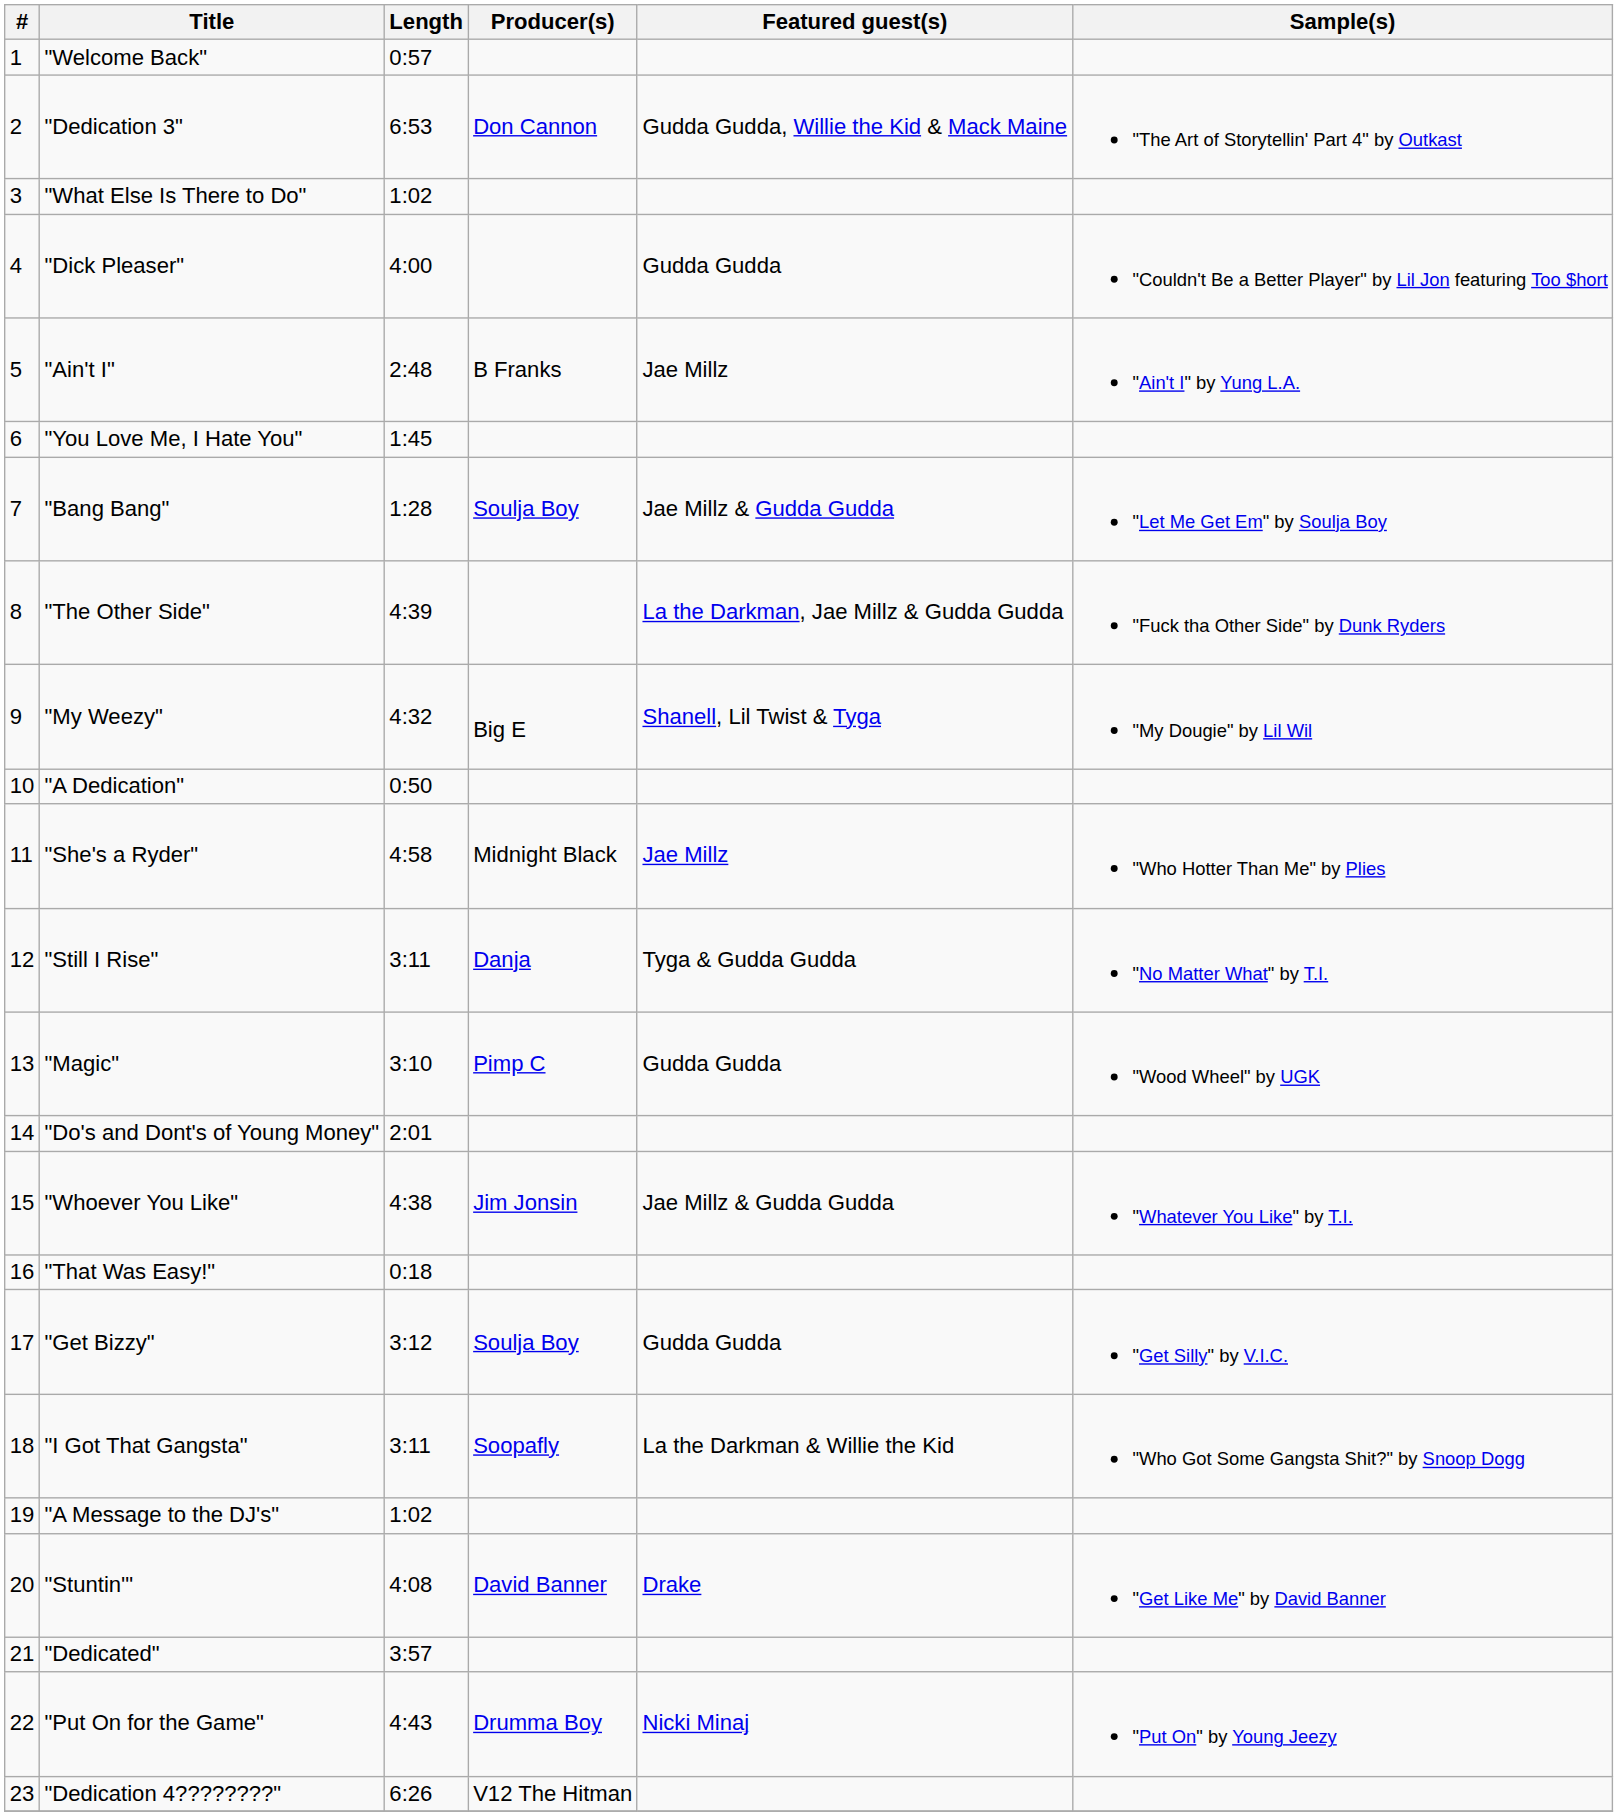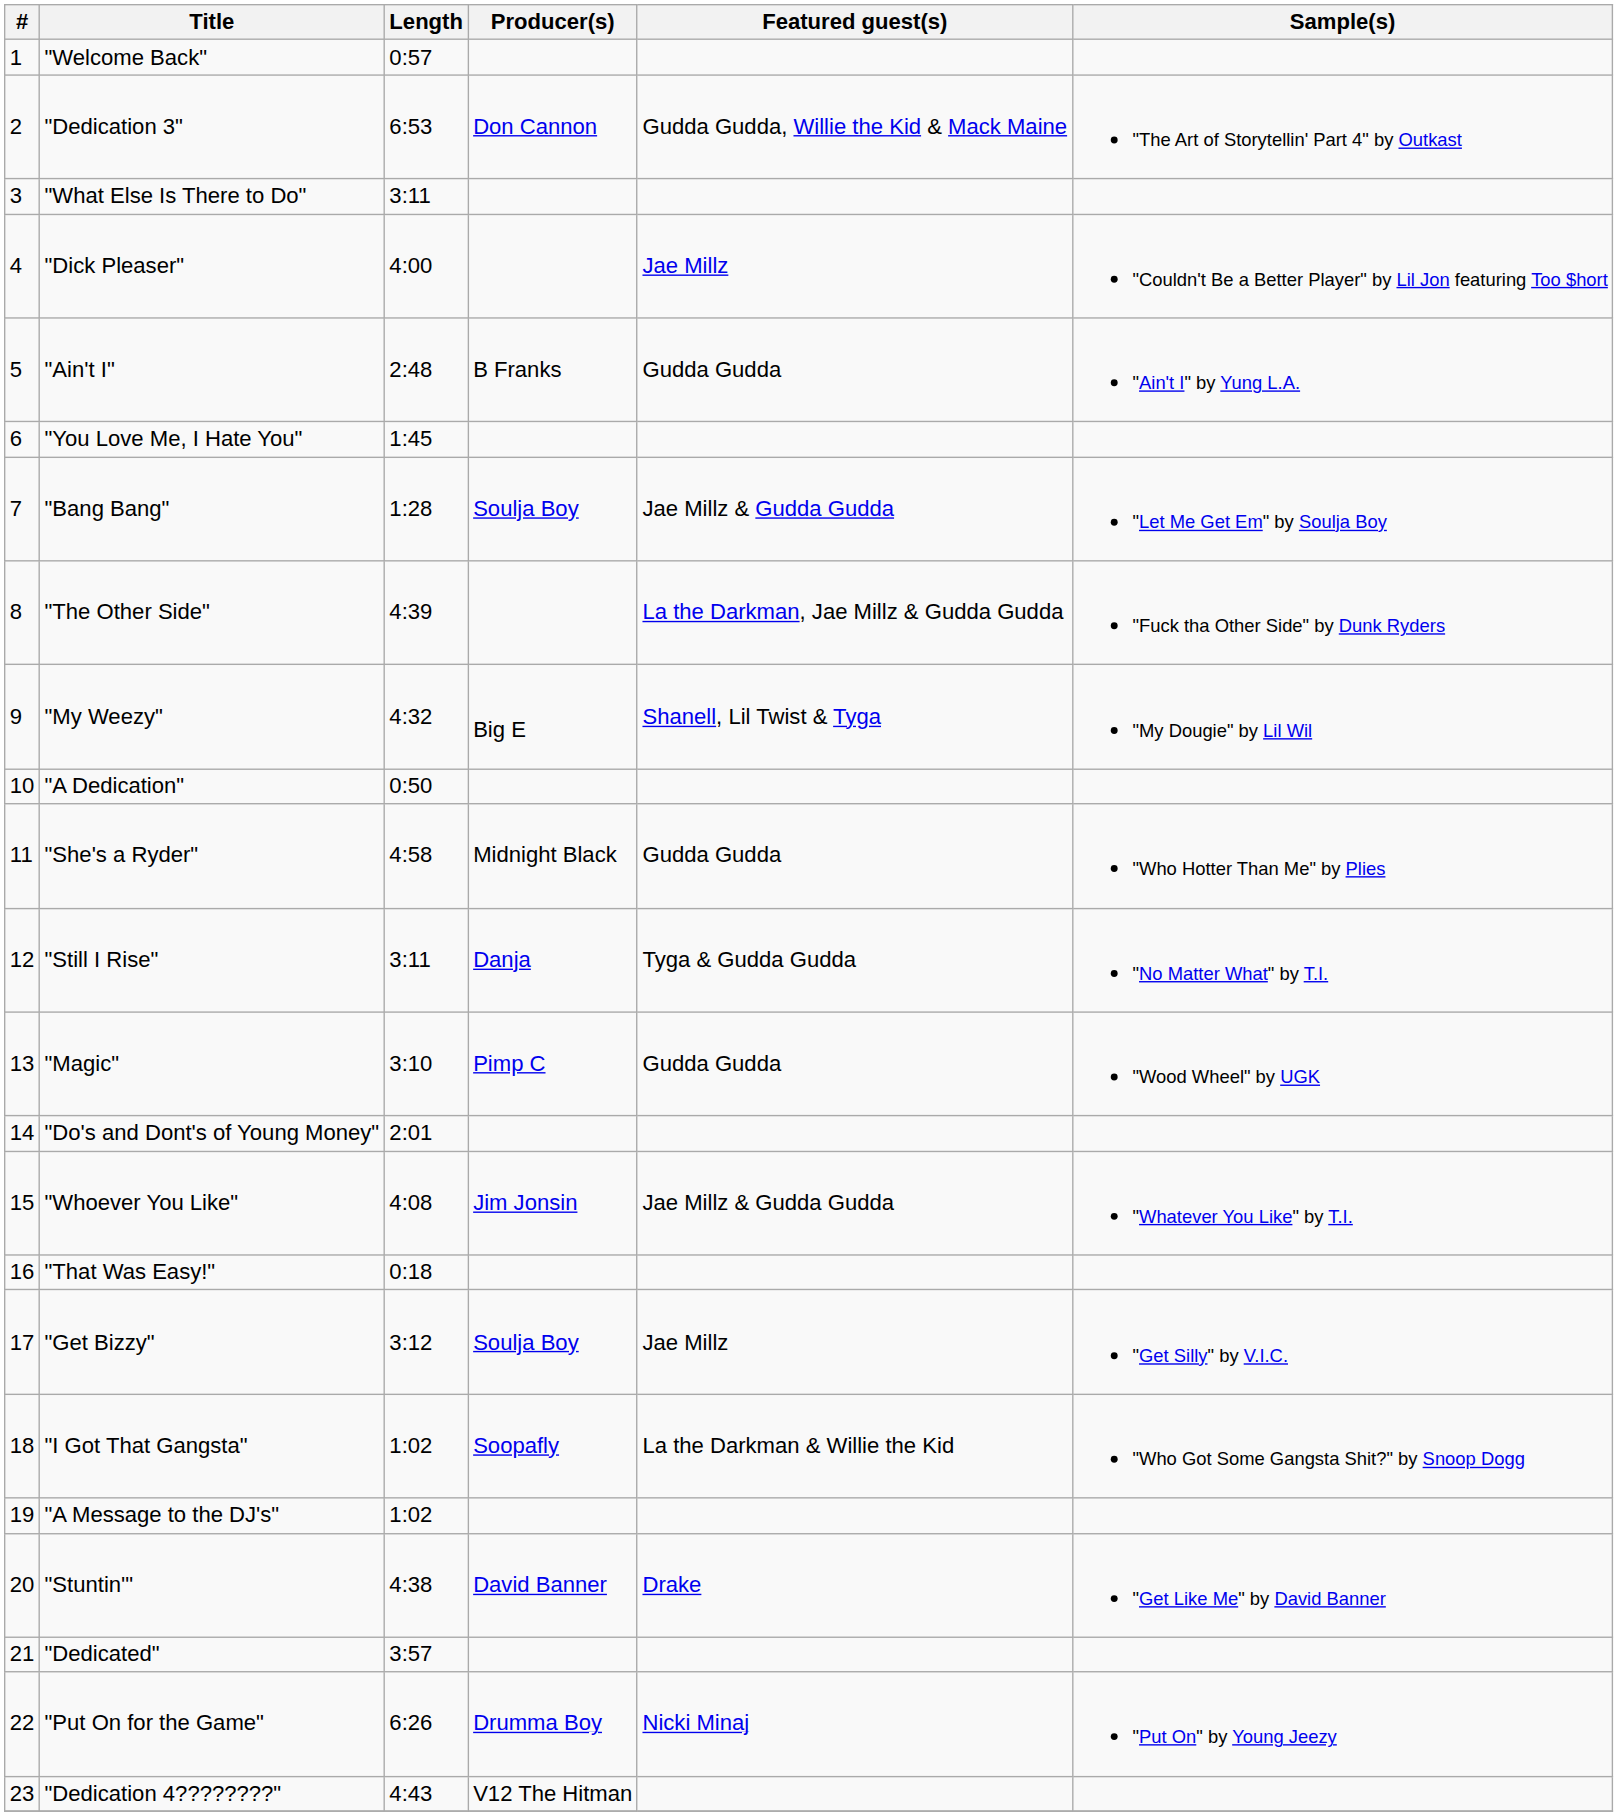(411, 196) 1:02 -> (410, 196) 3:11
(712, 265) Gudda Gudda -> (685, 265) Jae Millz
(685, 369) Jae Millz -> (712, 369) Gudda Gudda
(685, 855) Jae Millz -> (712, 855) Gudda Gudda
(411, 1202) 4:38 -> (411, 1202) 4:08
(712, 1341) Gudda Gudda -> (685, 1341) Jae Millz
(410, 1445) 3:11 -> (411, 1445) 1:02
(411, 1584) 4:08 -> (411, 1584) 4:38
(411, 1723) 4:43 -> (411, 1723) 6:26
(411, 1793) 6:26 -> (411, 1793) 4:43
